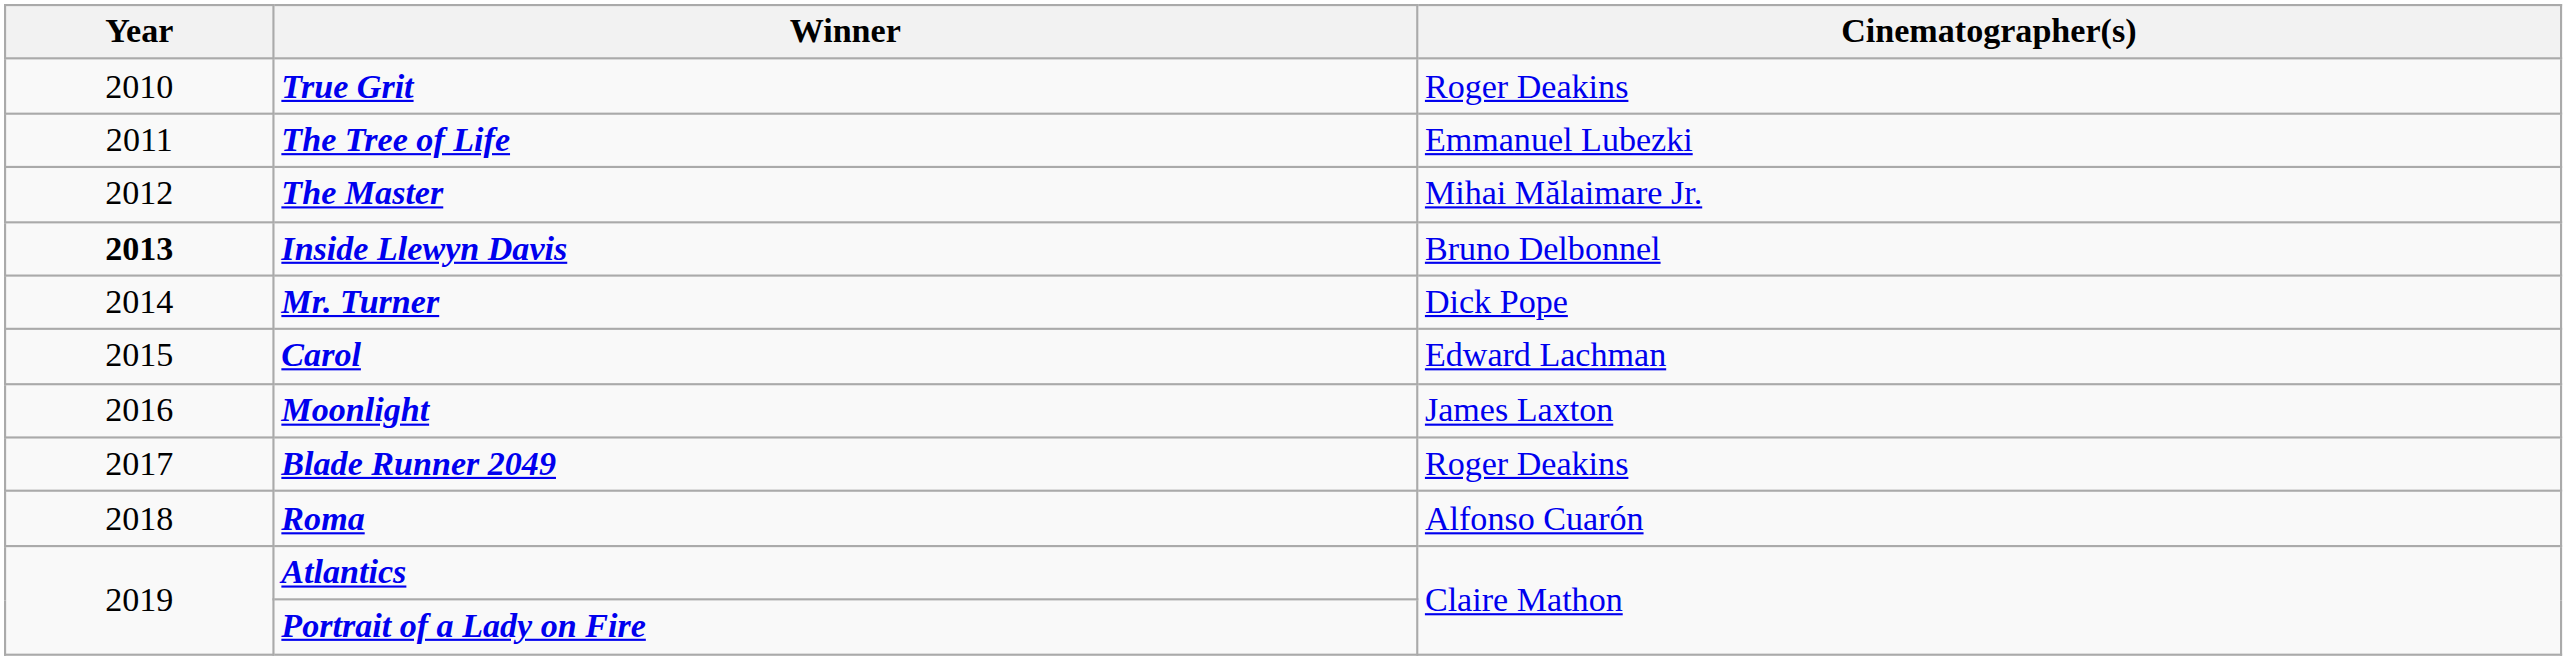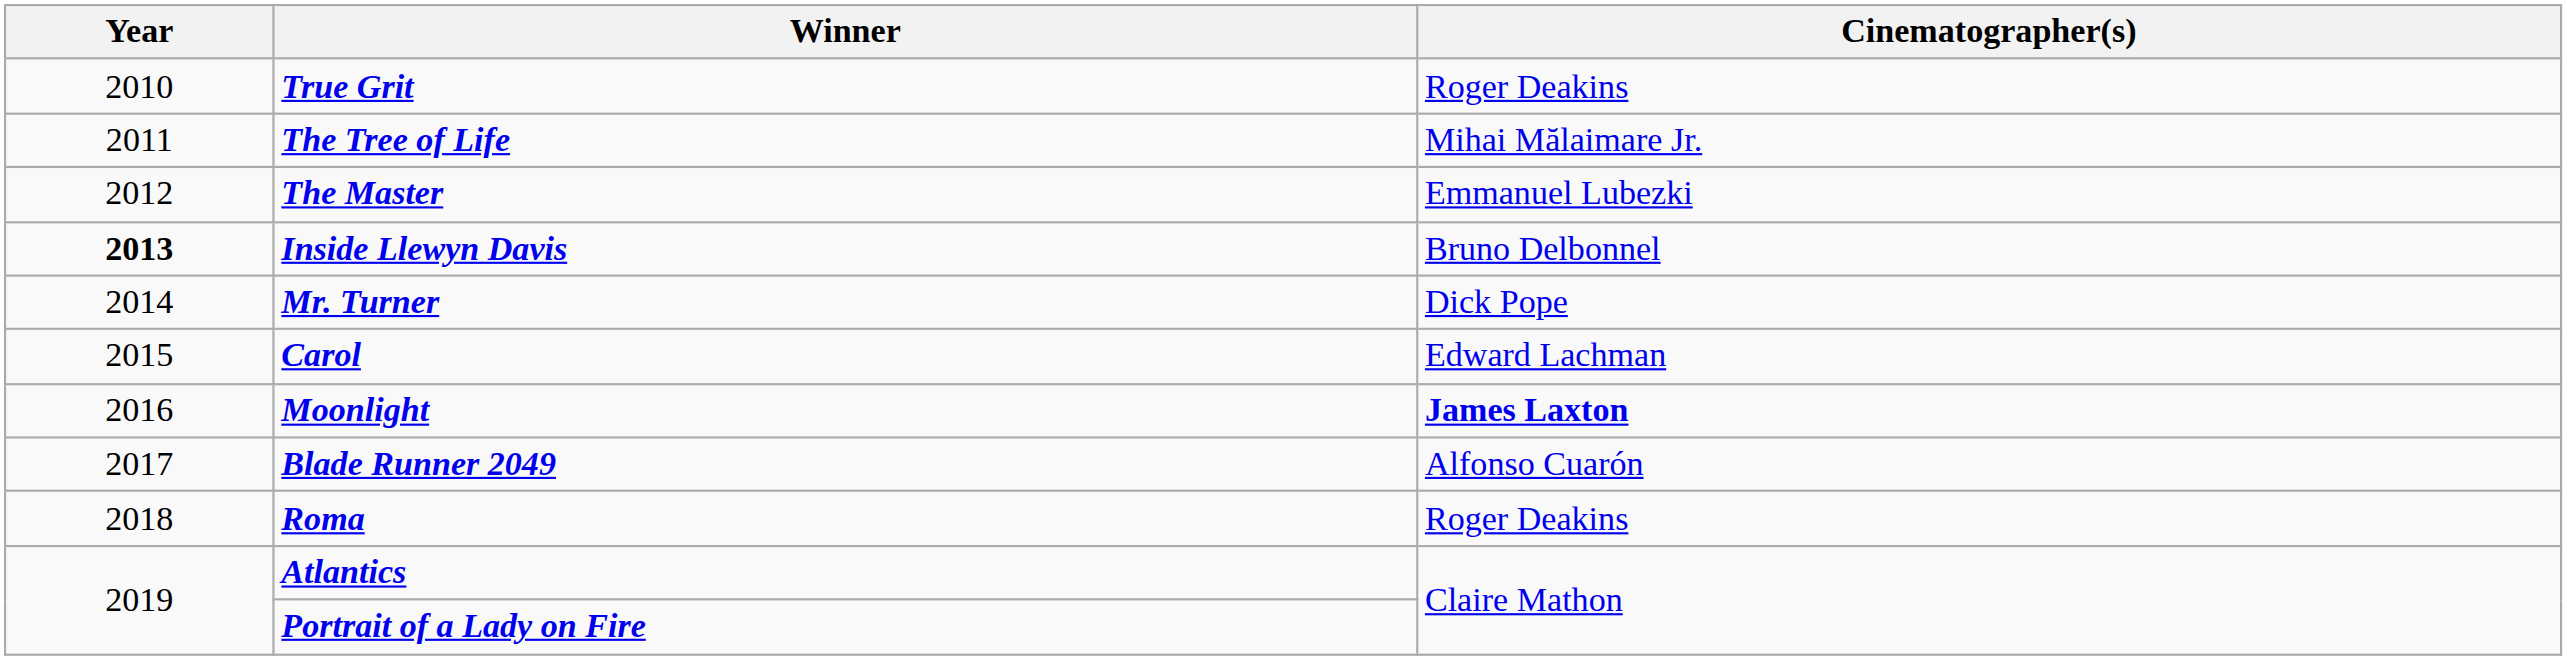(1559, 139) Emmanuel Lubezki -> (1564, 139) Mihai Mălaimare Jr.
(1564, 193) Mihai Mălaimare Jr. -> (1559, 193) Emmanuel Lubezki
(1519, 409) normal -> (1527, 409) bold
(1527, 463) Roger Deakins -> (1534, 463) Alfonso Cuarón
(1534, 517) Alfonso Cuarón -> (1527, 517) Roger Deakins
